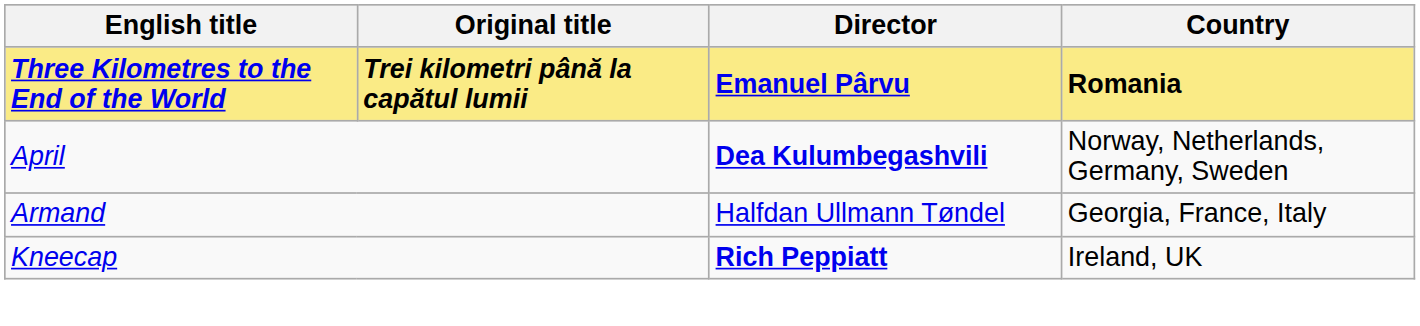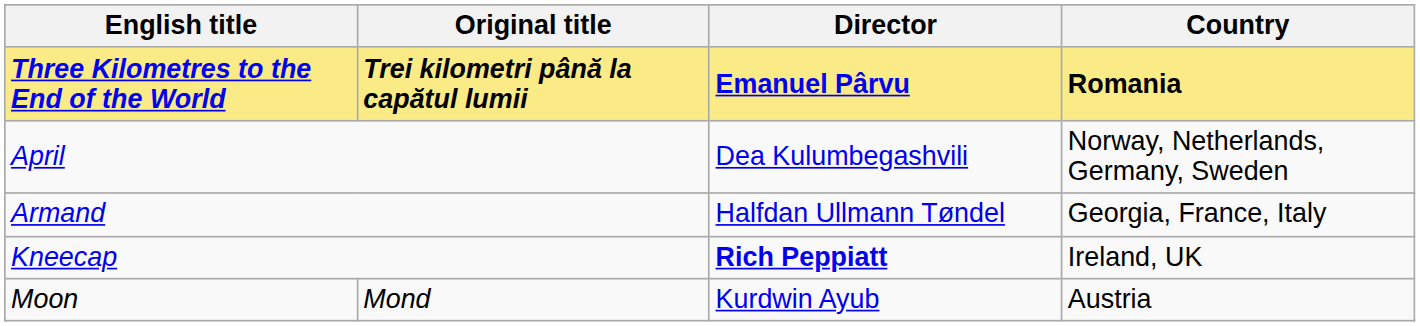(852, 156) bold -> (842, 156) normal
+ row: (45, 299)
